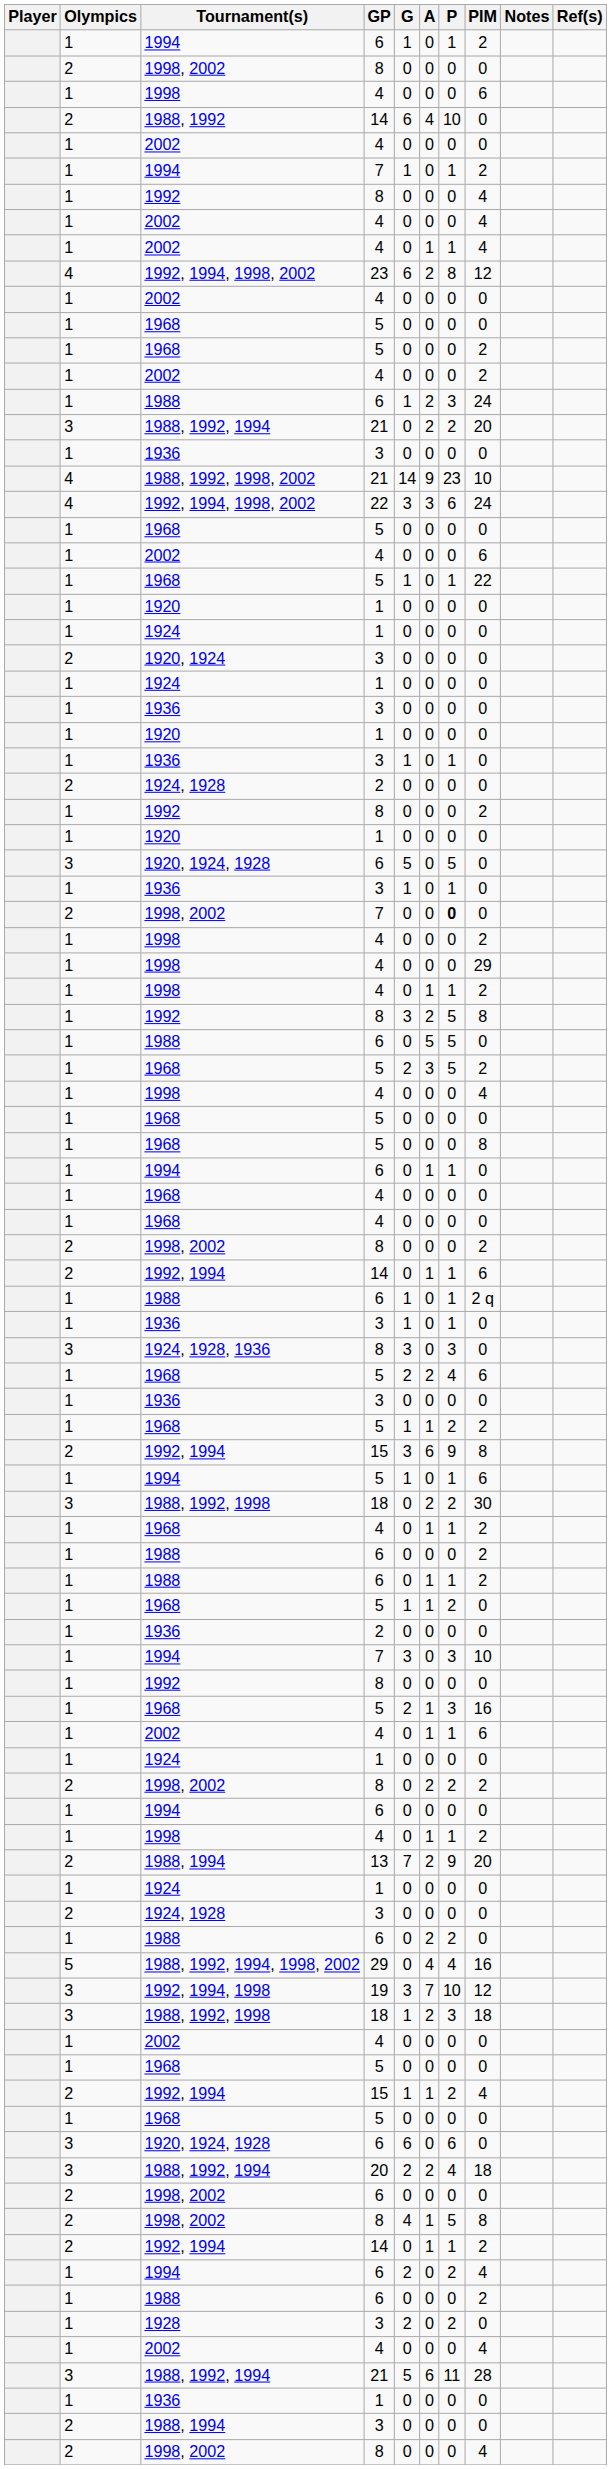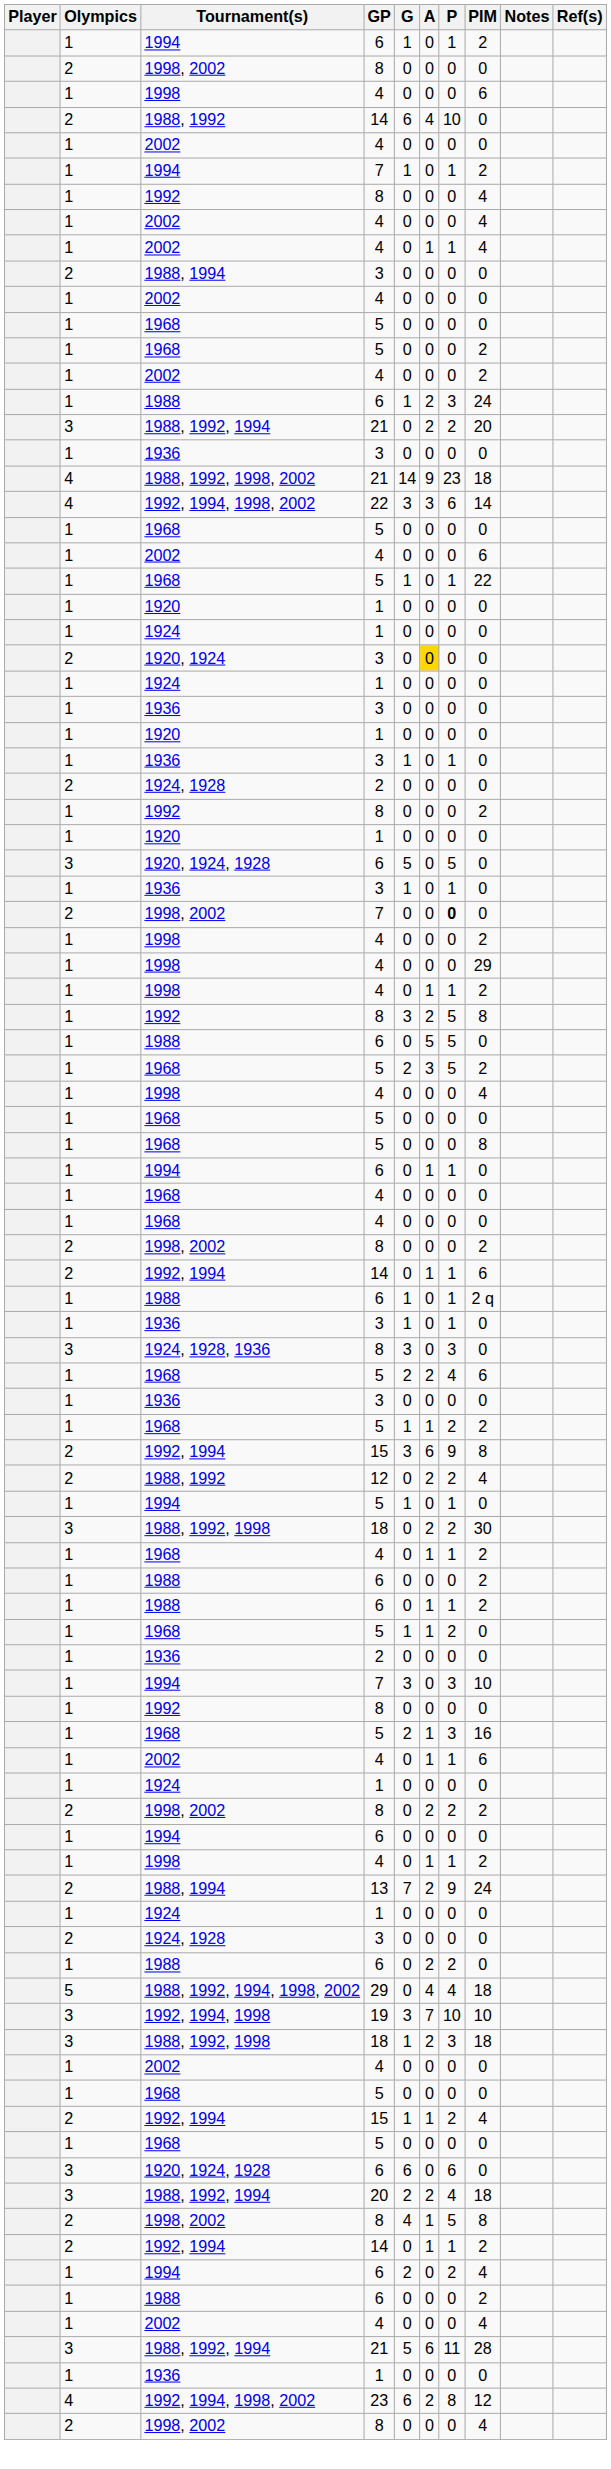rows swapped: (230, 273) <-> (185, 2426)
(483, 478) 10 -> (483, 478) 18
(483, 504) 24 -> (483, 504) 14
(430, 658) no background -> (430, 658) gold background
+ row: (185, 1478)
(483, 1478) 6 -> (483, 1503) 0
(483, 1862) 20 -> (483, 1888) 24
(483, 1965) 16 -> (483, 1990) 18
(483, 1990) 12 -> (483, 2016) 10
- row: (185, 2195)
- row: (162, 2323)
